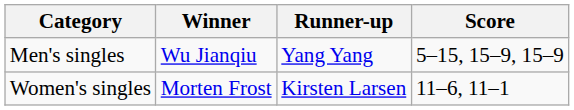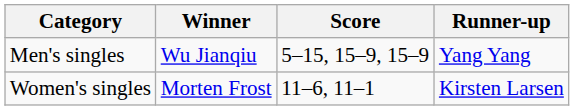columns swapped: (344, 21) <-> (490, 21)
